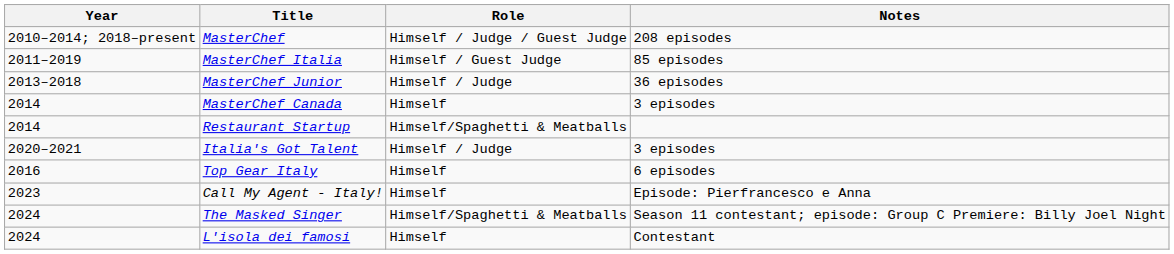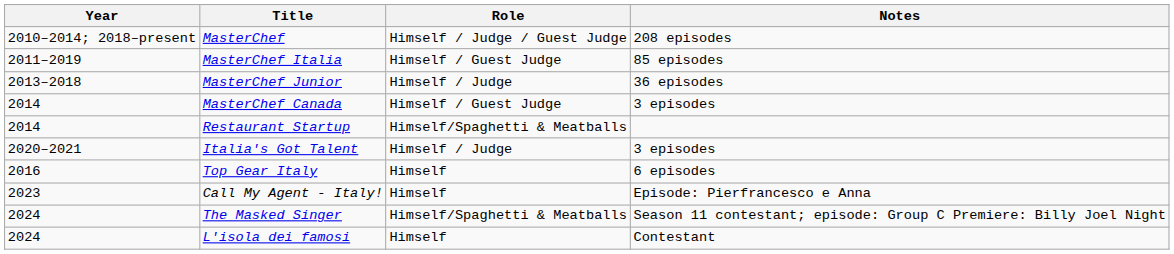(418, 105) Himself -> (475, 105) Himself / Guest Judge
